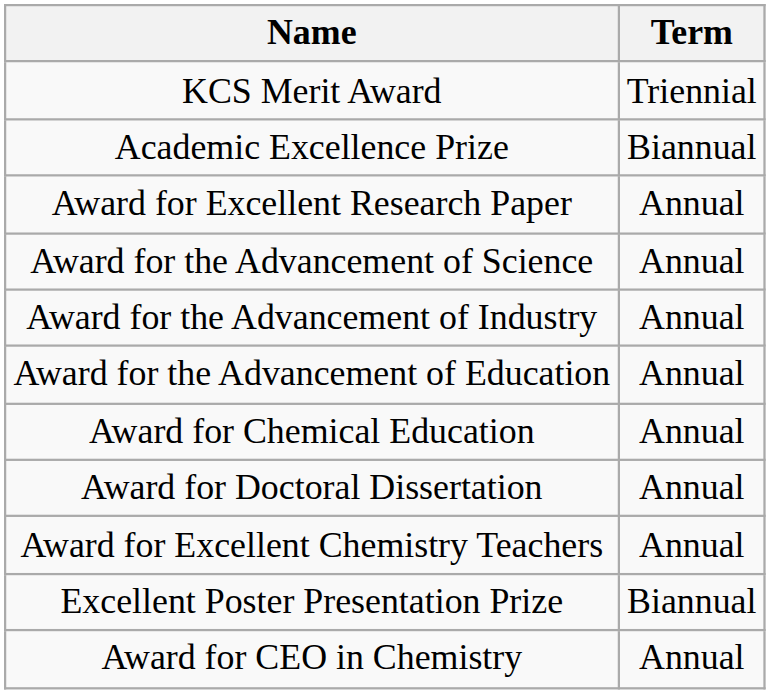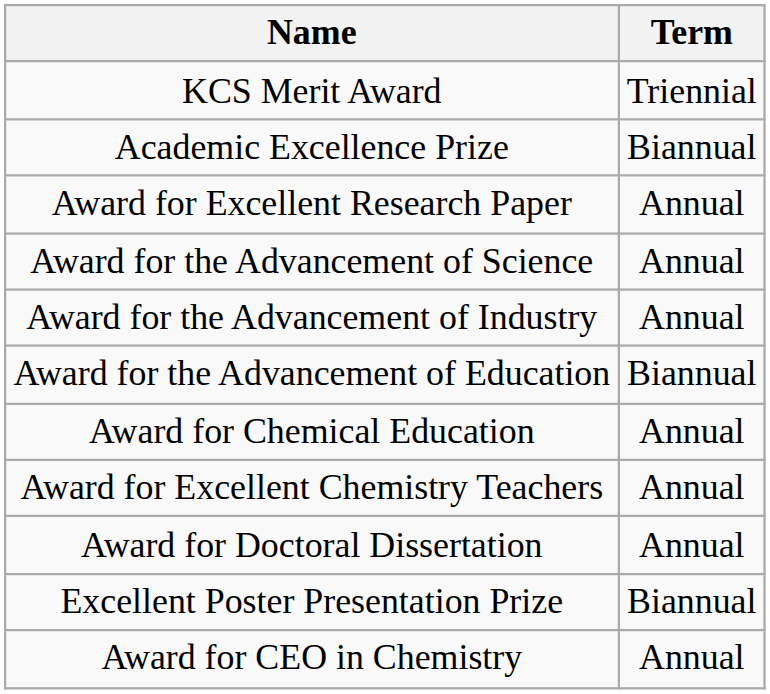(692, 373) Annual -> (692, 373) Biannual
rows swapped: (312, 544) <-> (312, 487)
